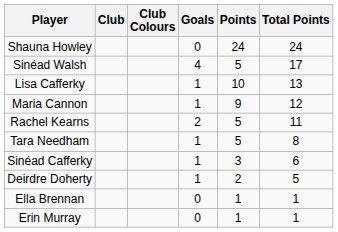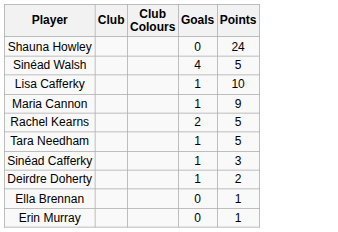- column: (296, 20)
